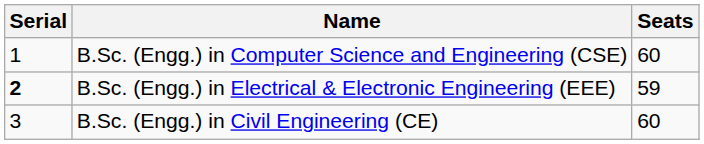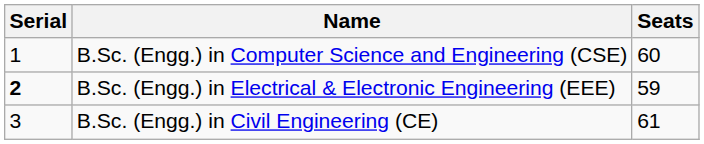(649, 121) 60 -> (649, 121) 61
